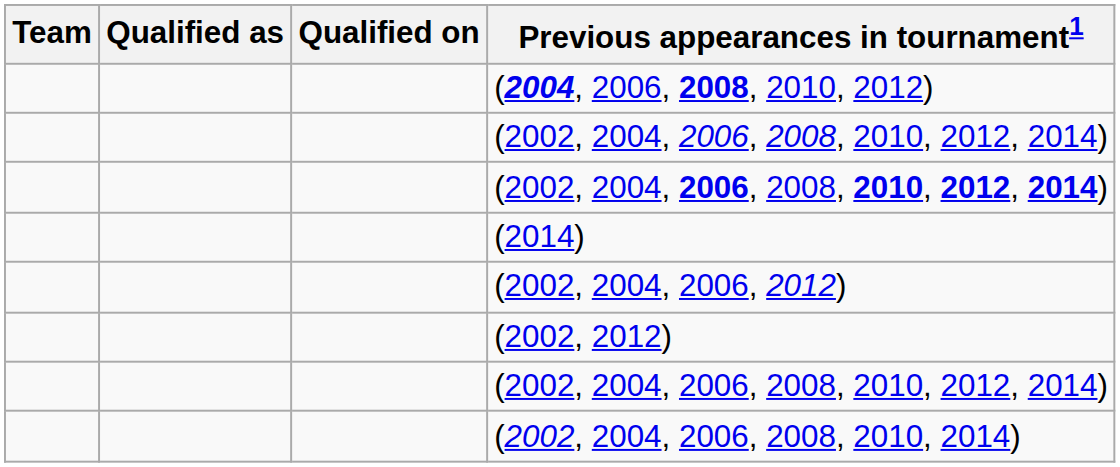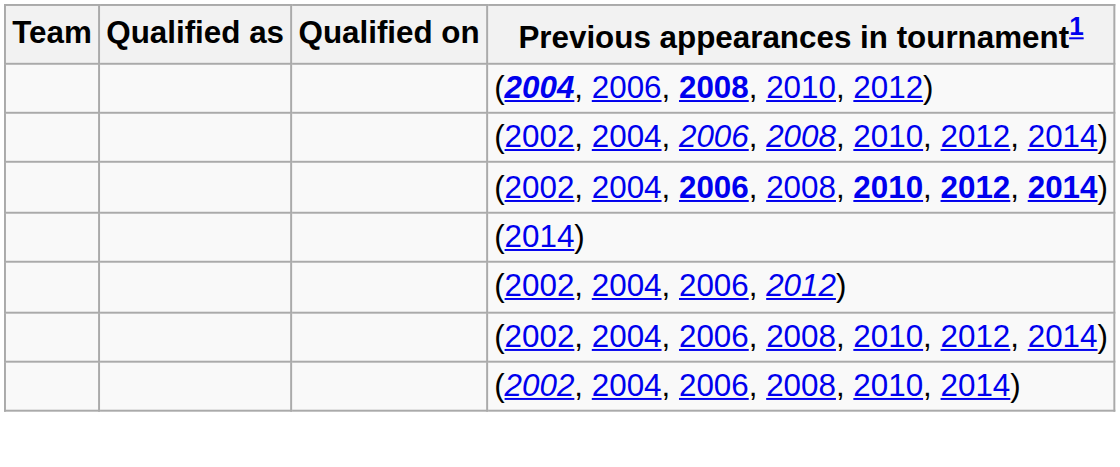- row: (52, 337)
